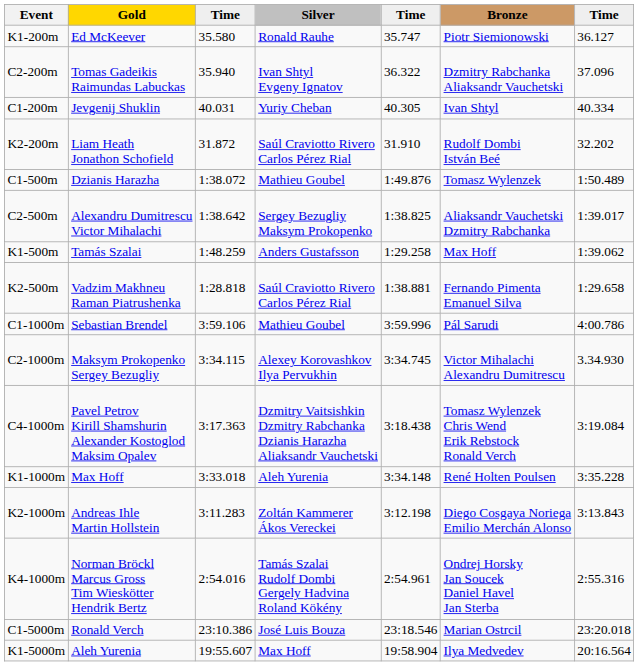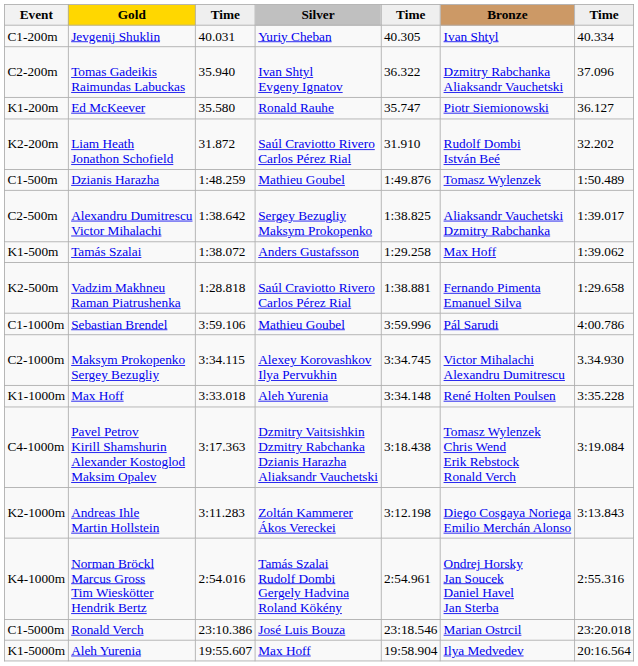rows swapped: (33, 108) <-> (33, 36)
(222, 180) 1:38.072 -> (222, 180) 1:48.259
(222, 252) 1:48.259 -> (222, 252) 1:38.072
rows swapped: (36, 425) <-> (36, 476)
